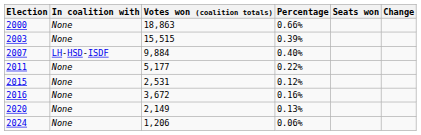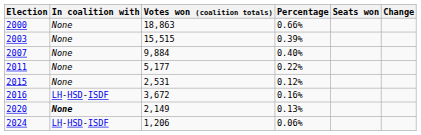(80, 53) LH-HSD-ISDF -> (62, 53) None
(62, 95) None -> (80, 95) LH-HSD-ISDF
(62, 109) normal -> (62, 109) bold
(62, 123) None -> (80, 123) LH-HSD-ISDF
